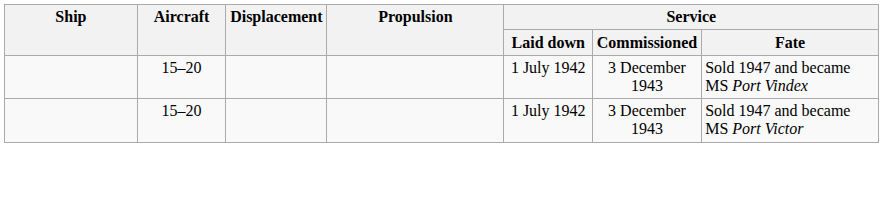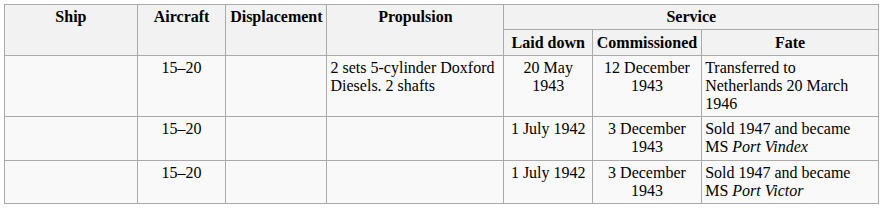+ row: (71, 86)
